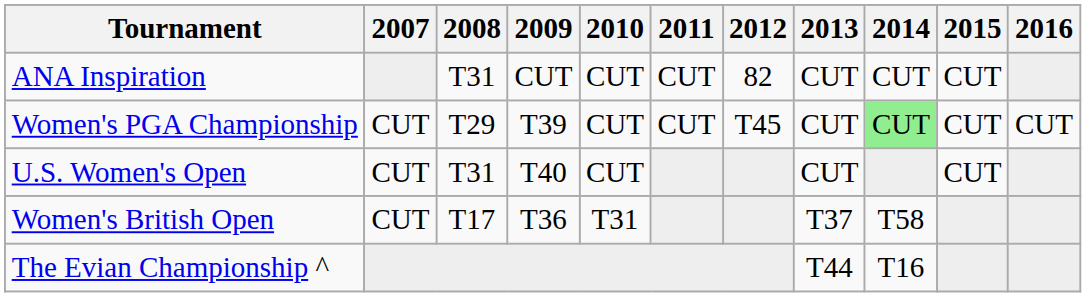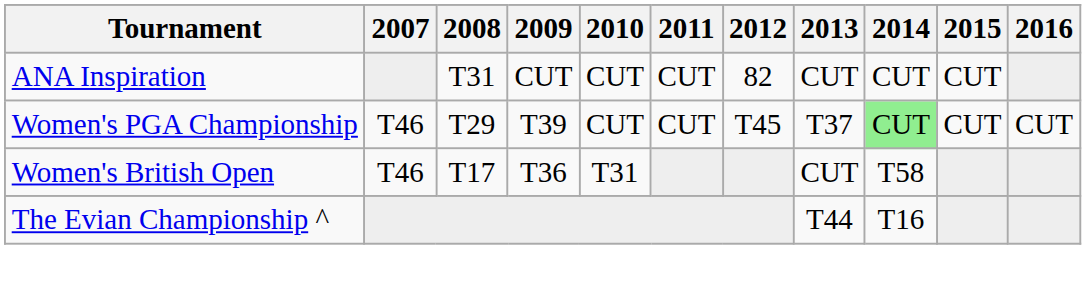(400, 124) CUT -> (400, 124) T46
(829, 124) CUT -> (829, 124) T37
- row: (129, 172)
(400, 220) CUT -> (400, 172) T46
(829, 220) T37 -> (829, 172) CUT
